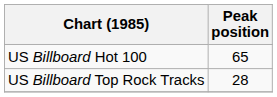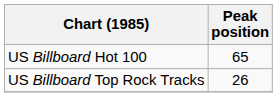(240, 80) 28 -> (240, 80) 26
